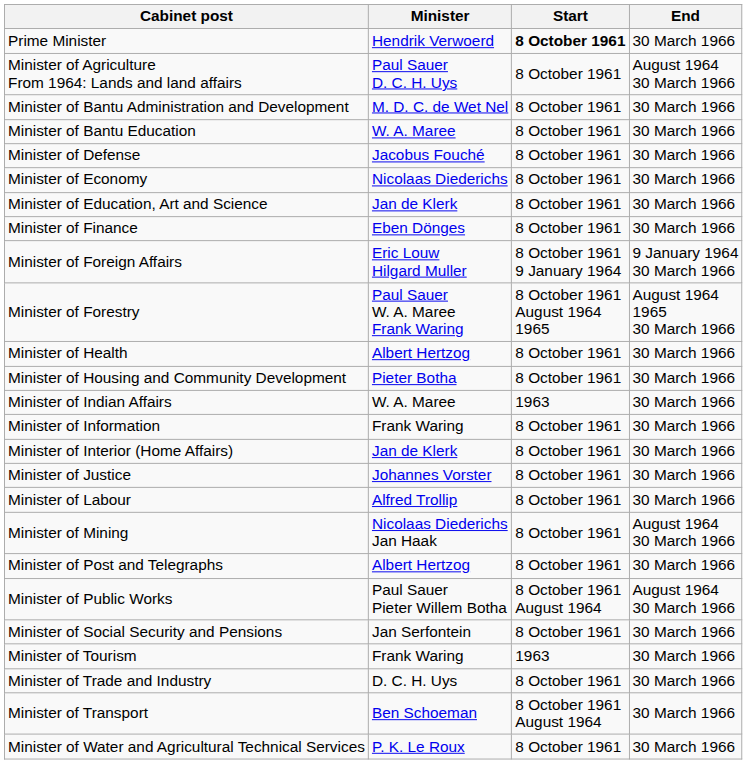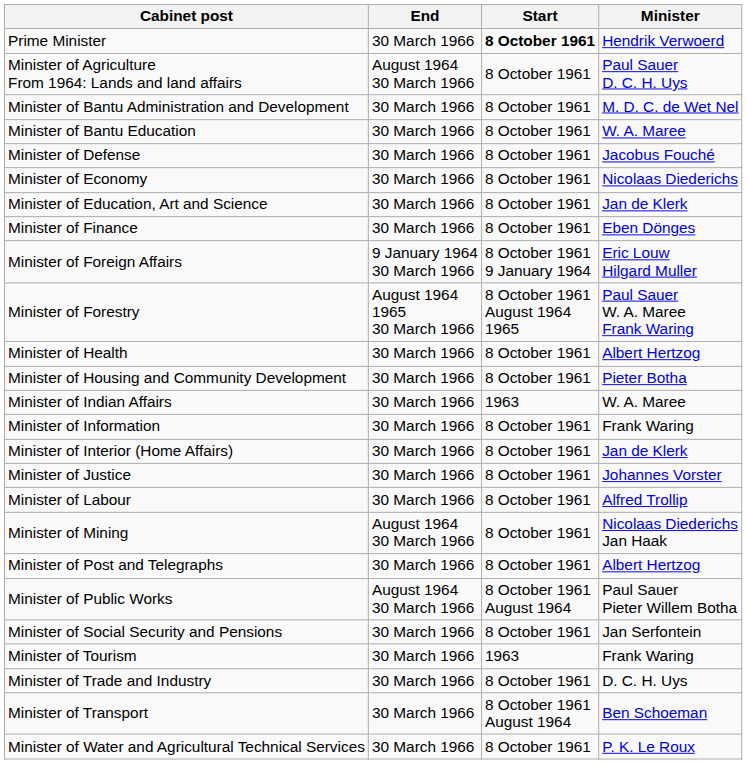columns swapped: (440, 16) <-> (685, 16)
